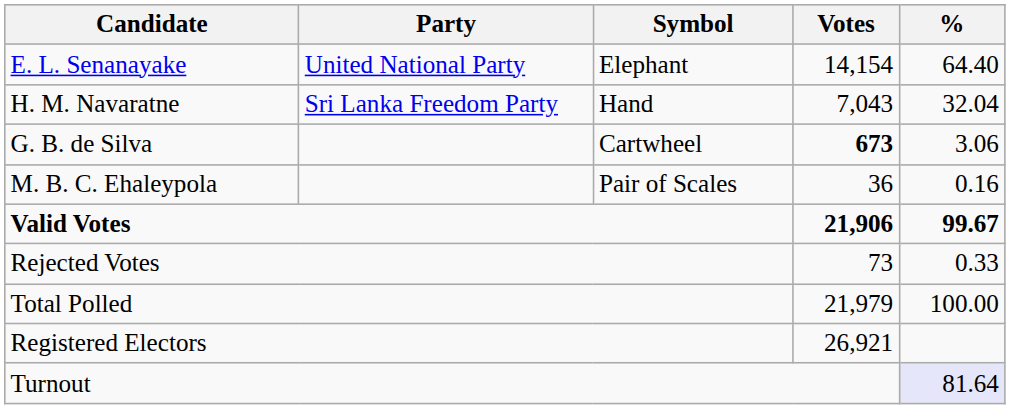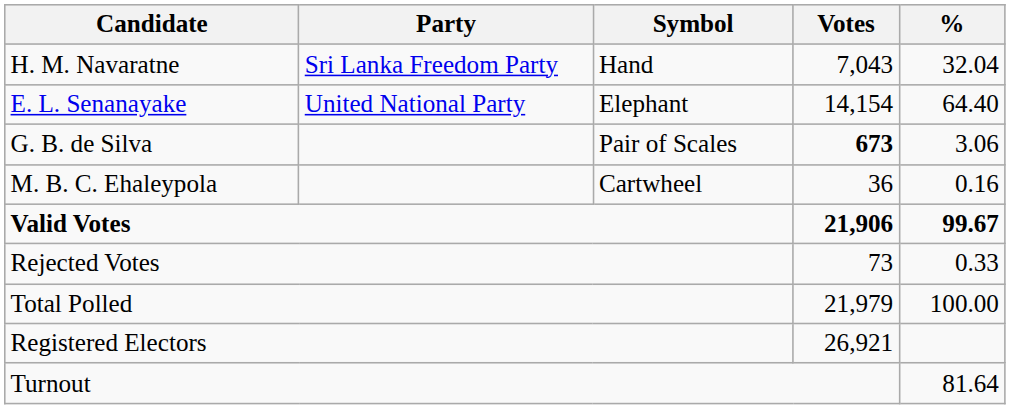rows swapped: (98, 64) <-> (95, 104)
(651, 143) Cartwheel -> (668, 143) Pair of Scales
(668, 183) Pair of Scales -> (651, 183) Cartwheel
(971, 382) lavender background -> (971, 382) no background
